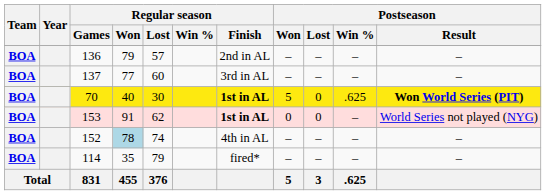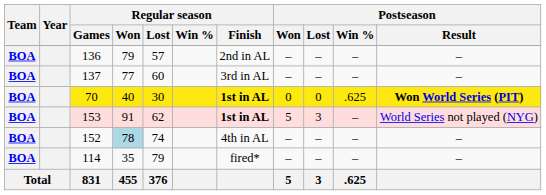(288, 97) 5 -> (288, 97) 0
(288, 117) 0 -> (288, 117) 5
(318, 117) 0 -> (318, 117) 3
